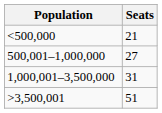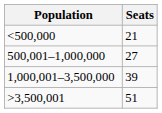(132, 77) 31 -> (132, 77) 39
